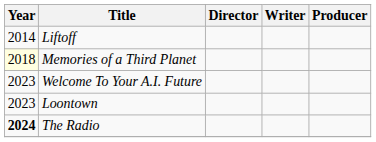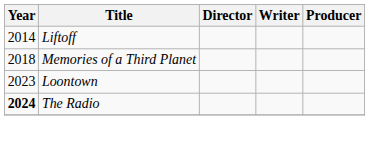(22, 59) lightyellow background -> (22, 59) no background
- row: (122, 81)
